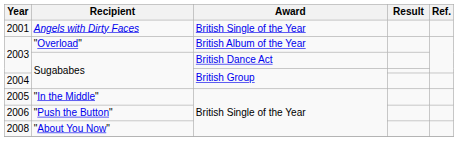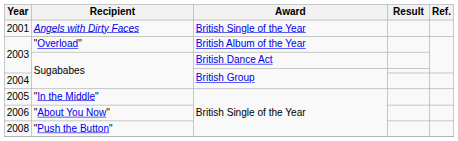(73, 113) "Push the Button" -> (72, 113) "About You Now"
(72, 129) "About You Now" -> (73, 129) "Push the Button"
